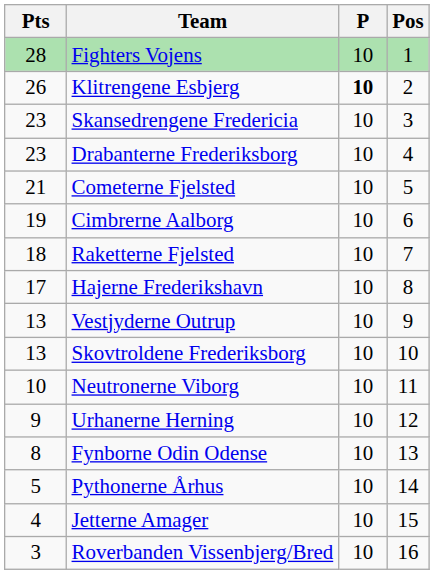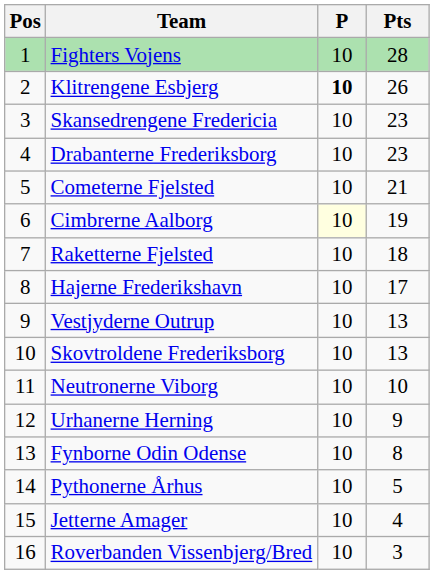columns swapped: (408, 21) <-> (36, 21)
(363, 220) no background -> (342, 220) lightyellow background
